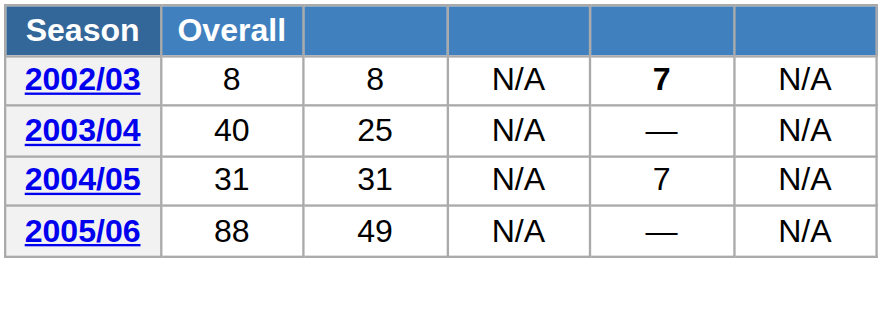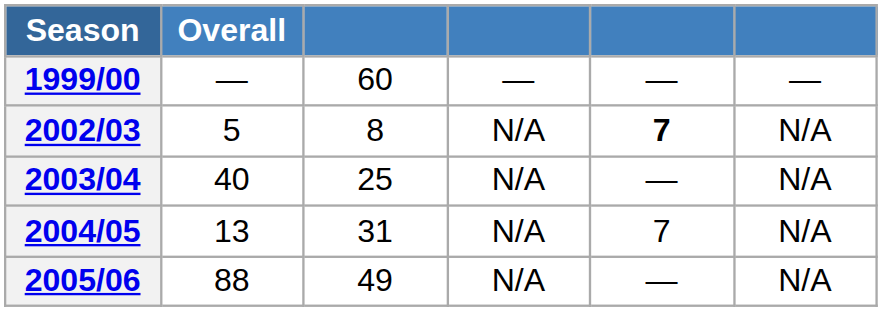+ row: (83, 80)
(232, 80) 8 -> (232, 130) 5
(232, 180) 31 -> (232, 230) 13
